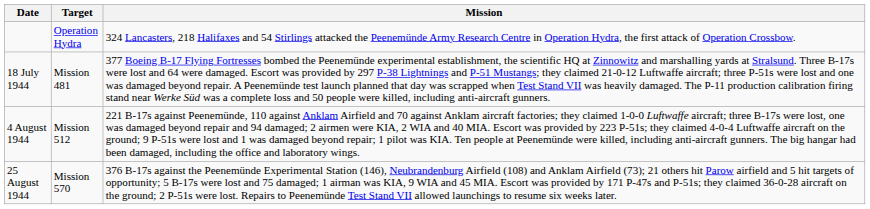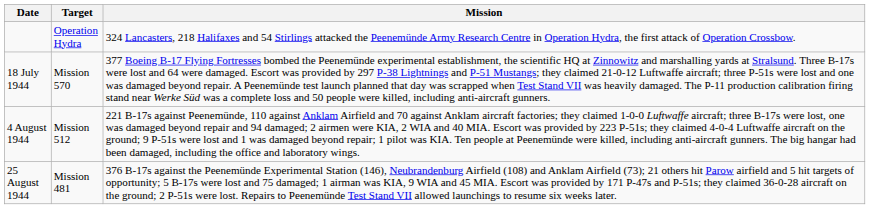(72, 79) Mission 481 -> (72, 79) Mission 570
(72, 182) Mission 570 -> (72, 182) Mission 481
